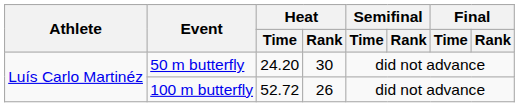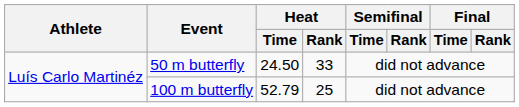(280, 65) 24.20 -> (280, 65) 24.50
(324, 65) 30 -> (324, 65) 33
(280, 90) 52.72 -> (280, 90) 52.79
(324, 90) 26 -> (324, 90) 25
